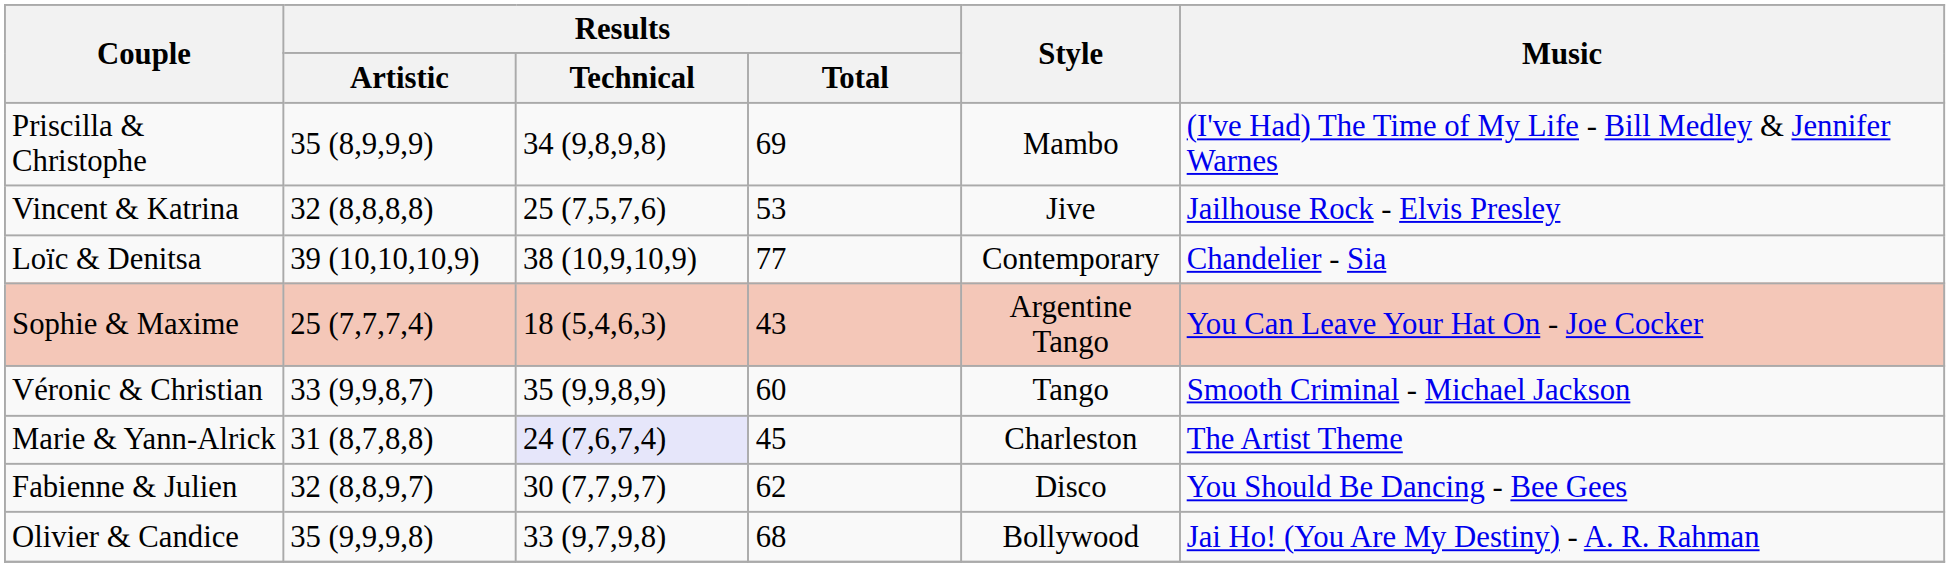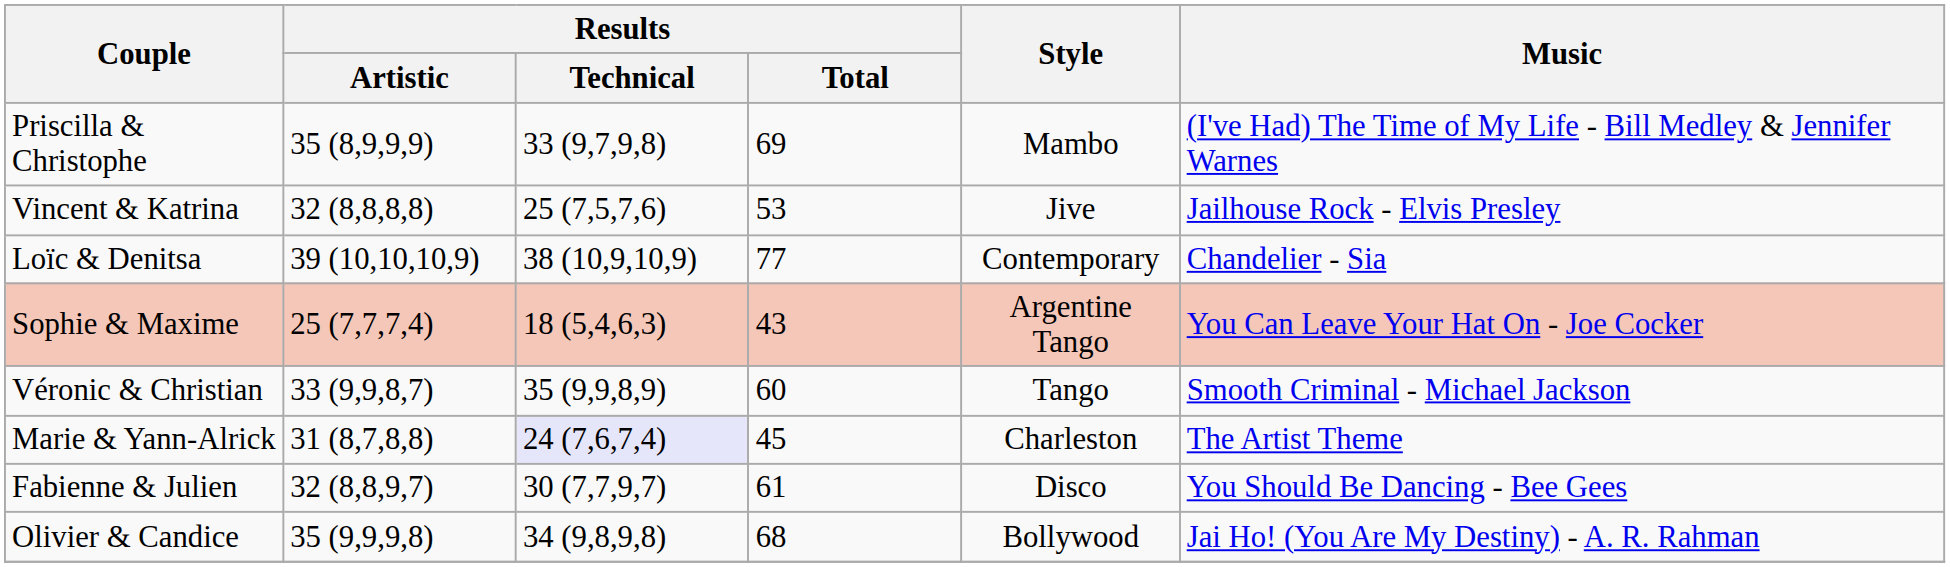(595, 143) 34 (9,8,9,8) -> (595, 143) 33 (9,7,9,8)
(771, 487) 62 -> (771, 487) 61
(595, 536) 33 (9,7,9,8) -> (595, 536) 34 (9,8,9,8)
